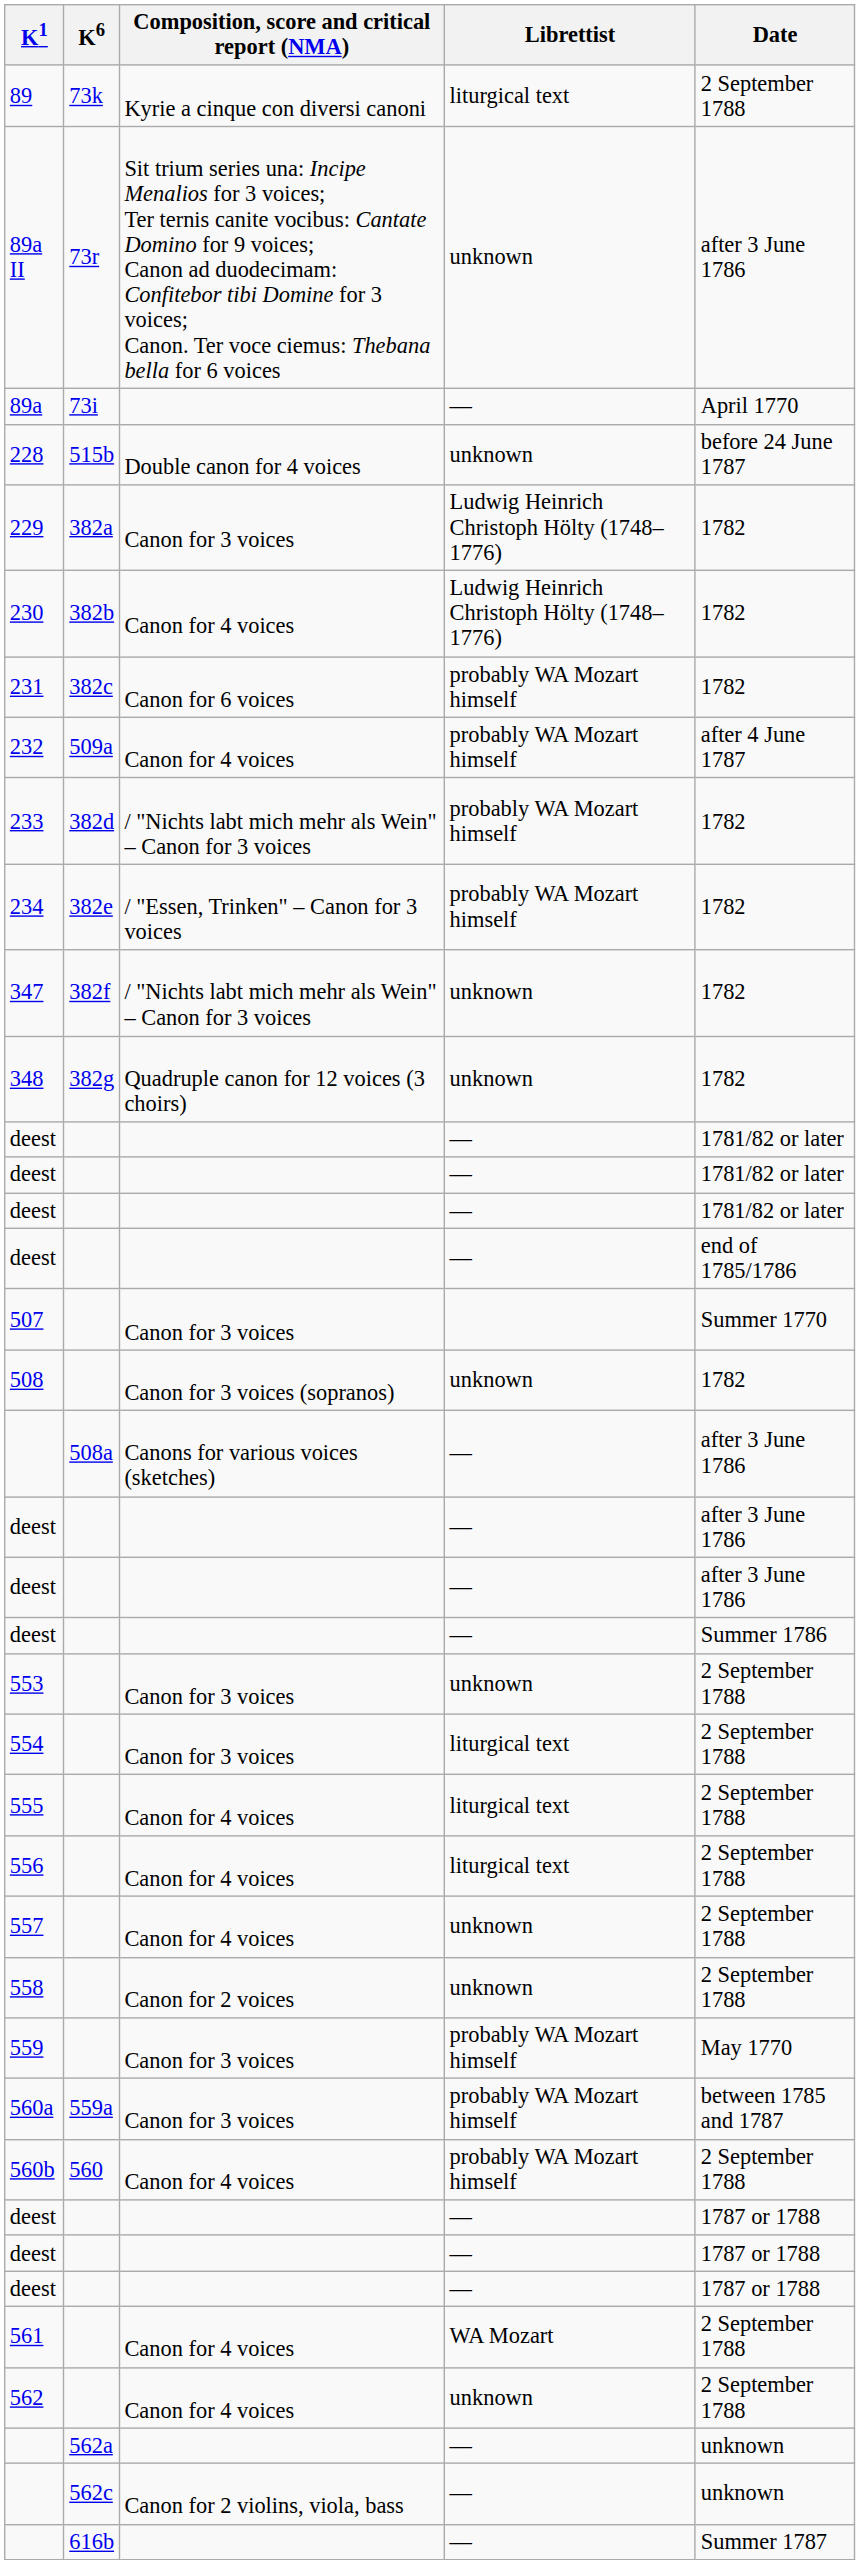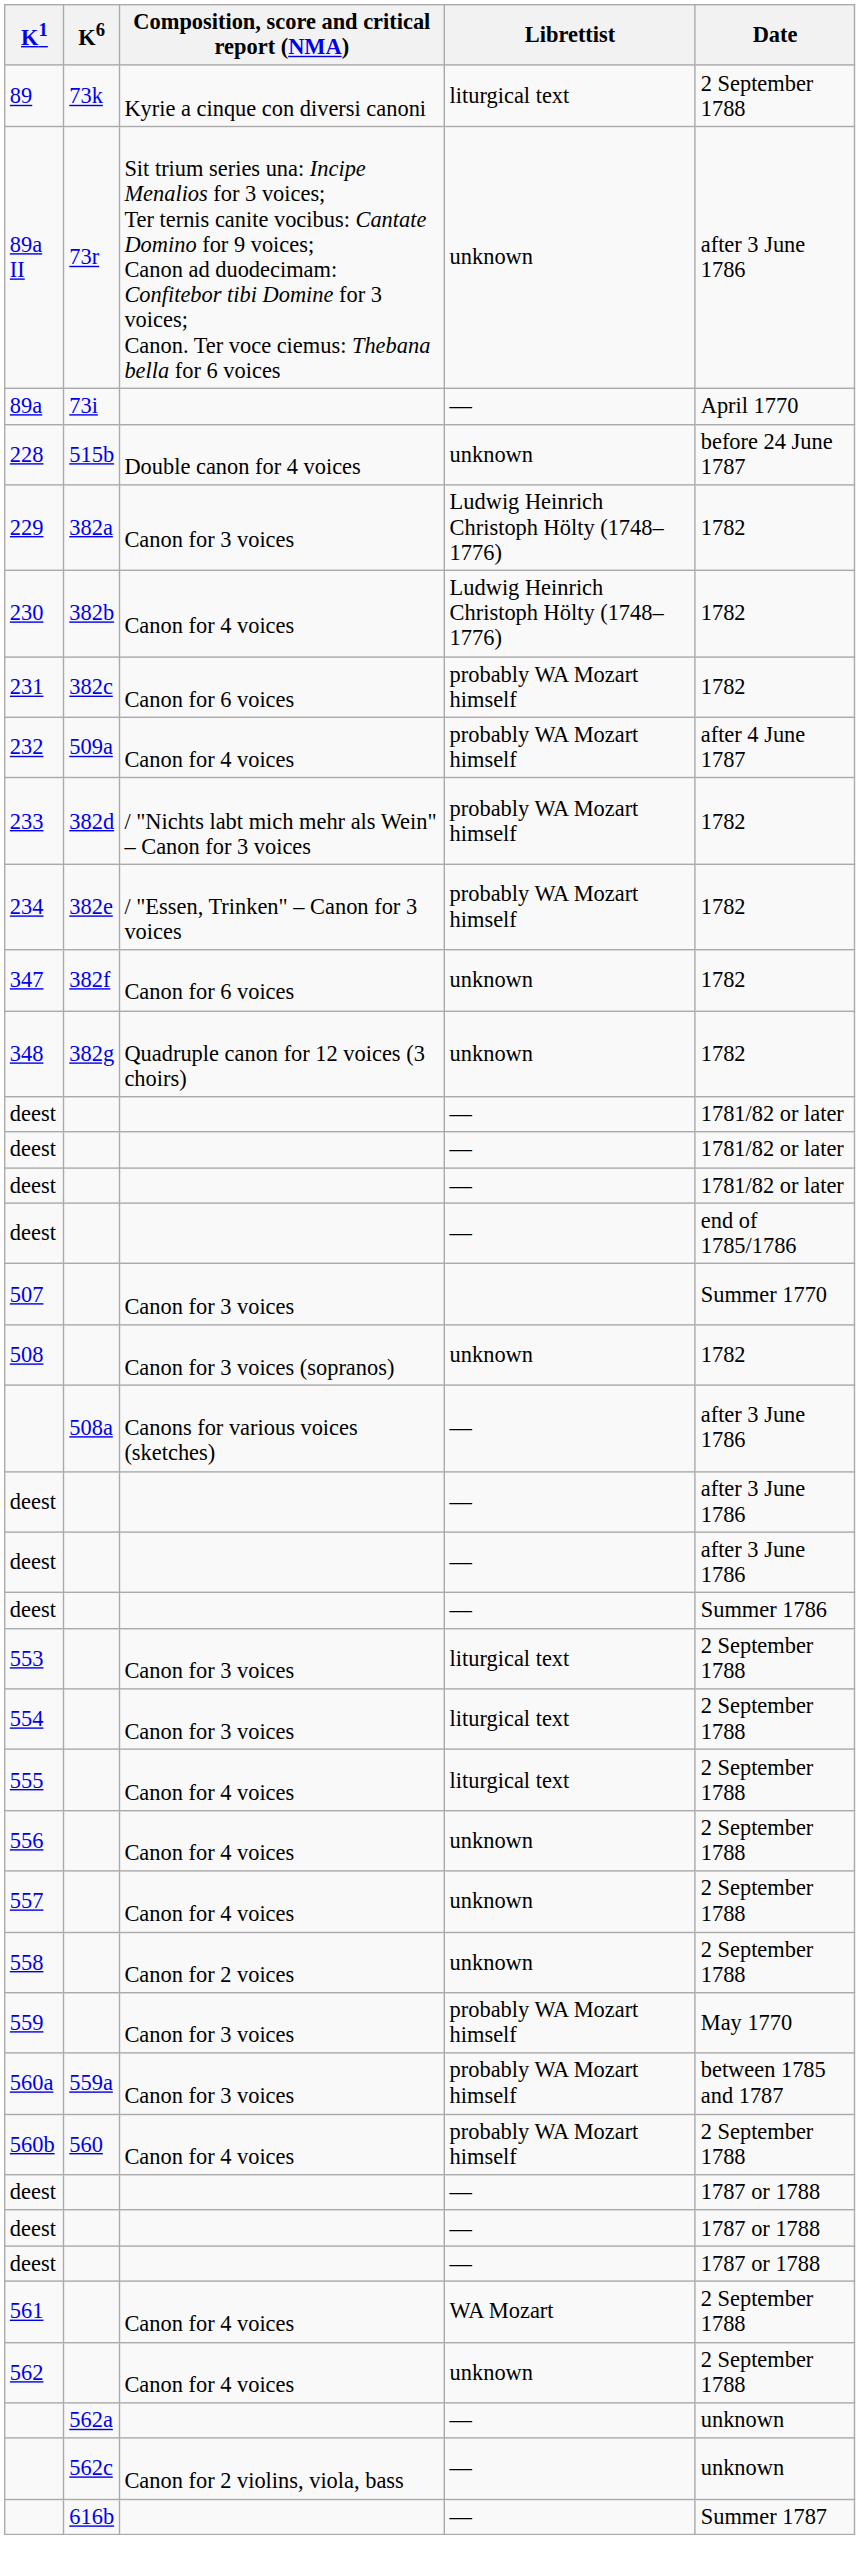(280, 1005) / "Nichts labt mich mehr als Wein" – Canon for 3 voices -> (209, 992) Canon for 6 voices
(491, 1683) unknown -> (509, 1658) liturgical text
(509, 1865) liturgical text -> (491, 1840) unknown
